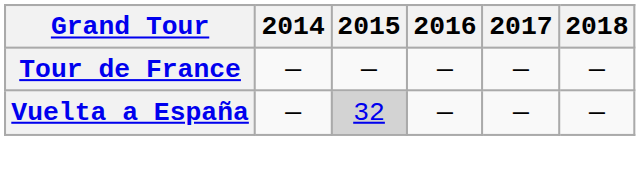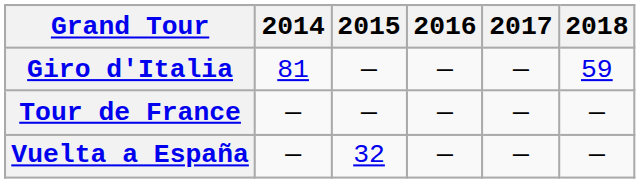+ row: (130, 70)
(369, 113) lightgrey background -> (369, 156) no background
